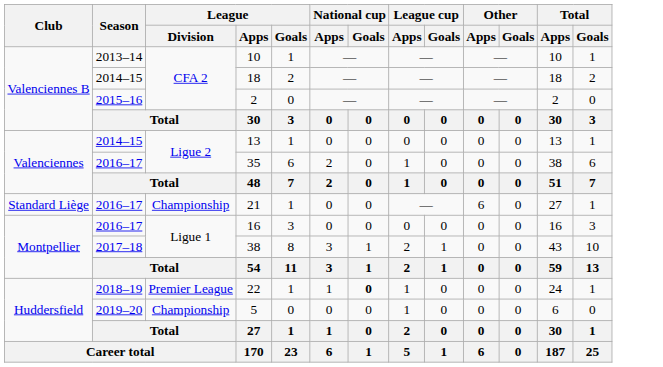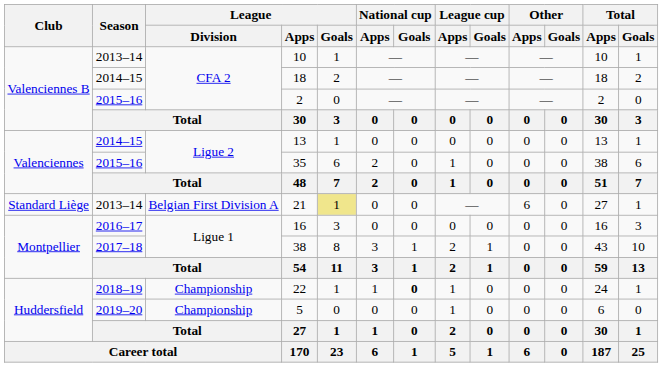(119, 162) 2016–17 -> (119, 162) 2015–16
(119, 204) 2016–17 -> (119, 204) 2013–14
(191, 204) Championship -> (214, 204) Belgian First Division A
(291, 204) no background -> (337, 204) khaki background
(191, 288) Premier League -> (214, 288) Championship
